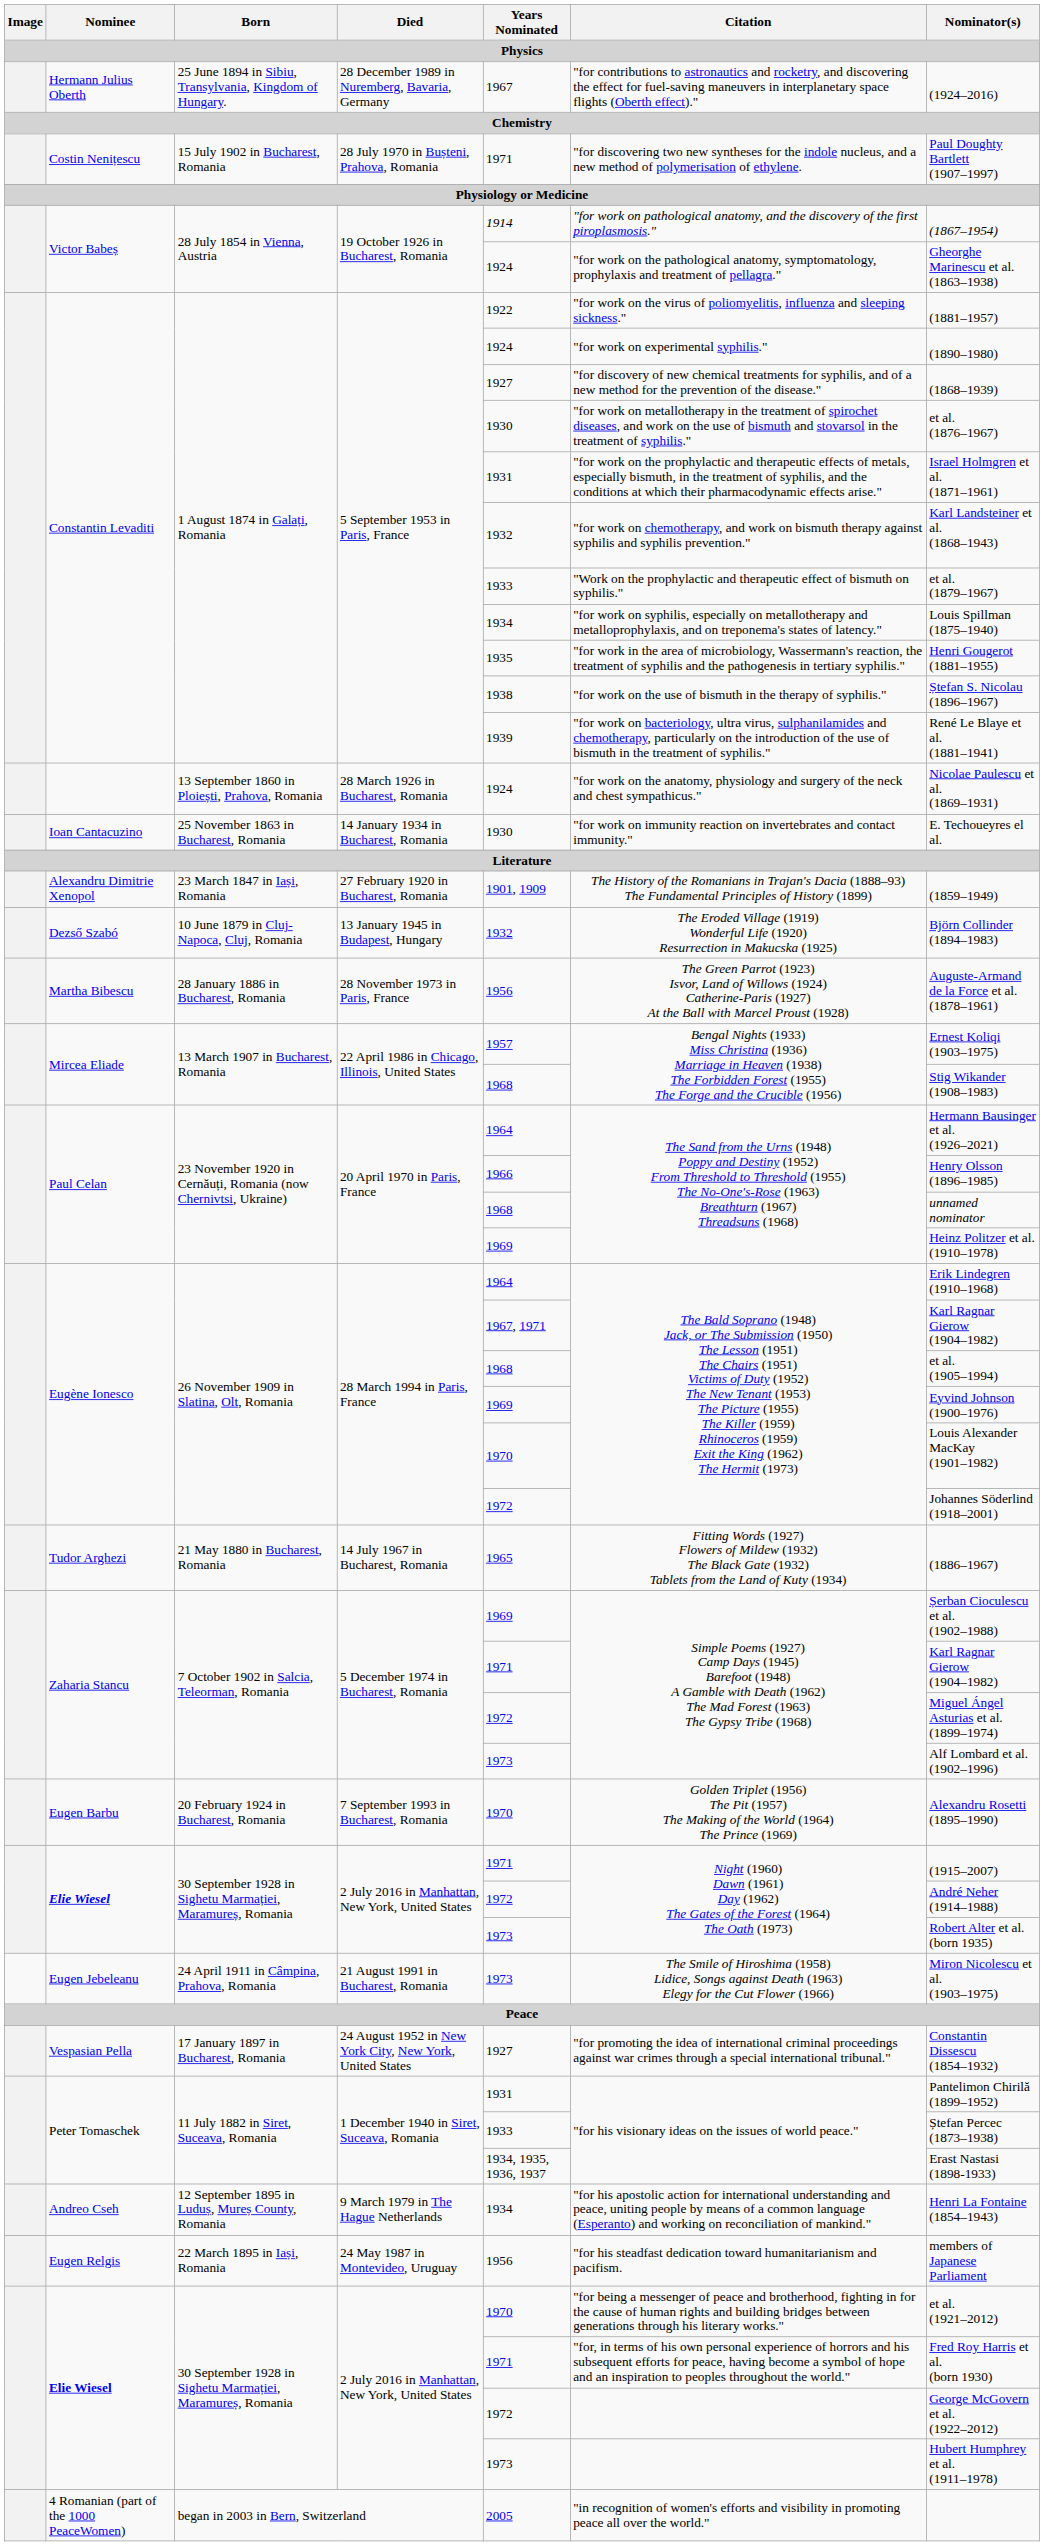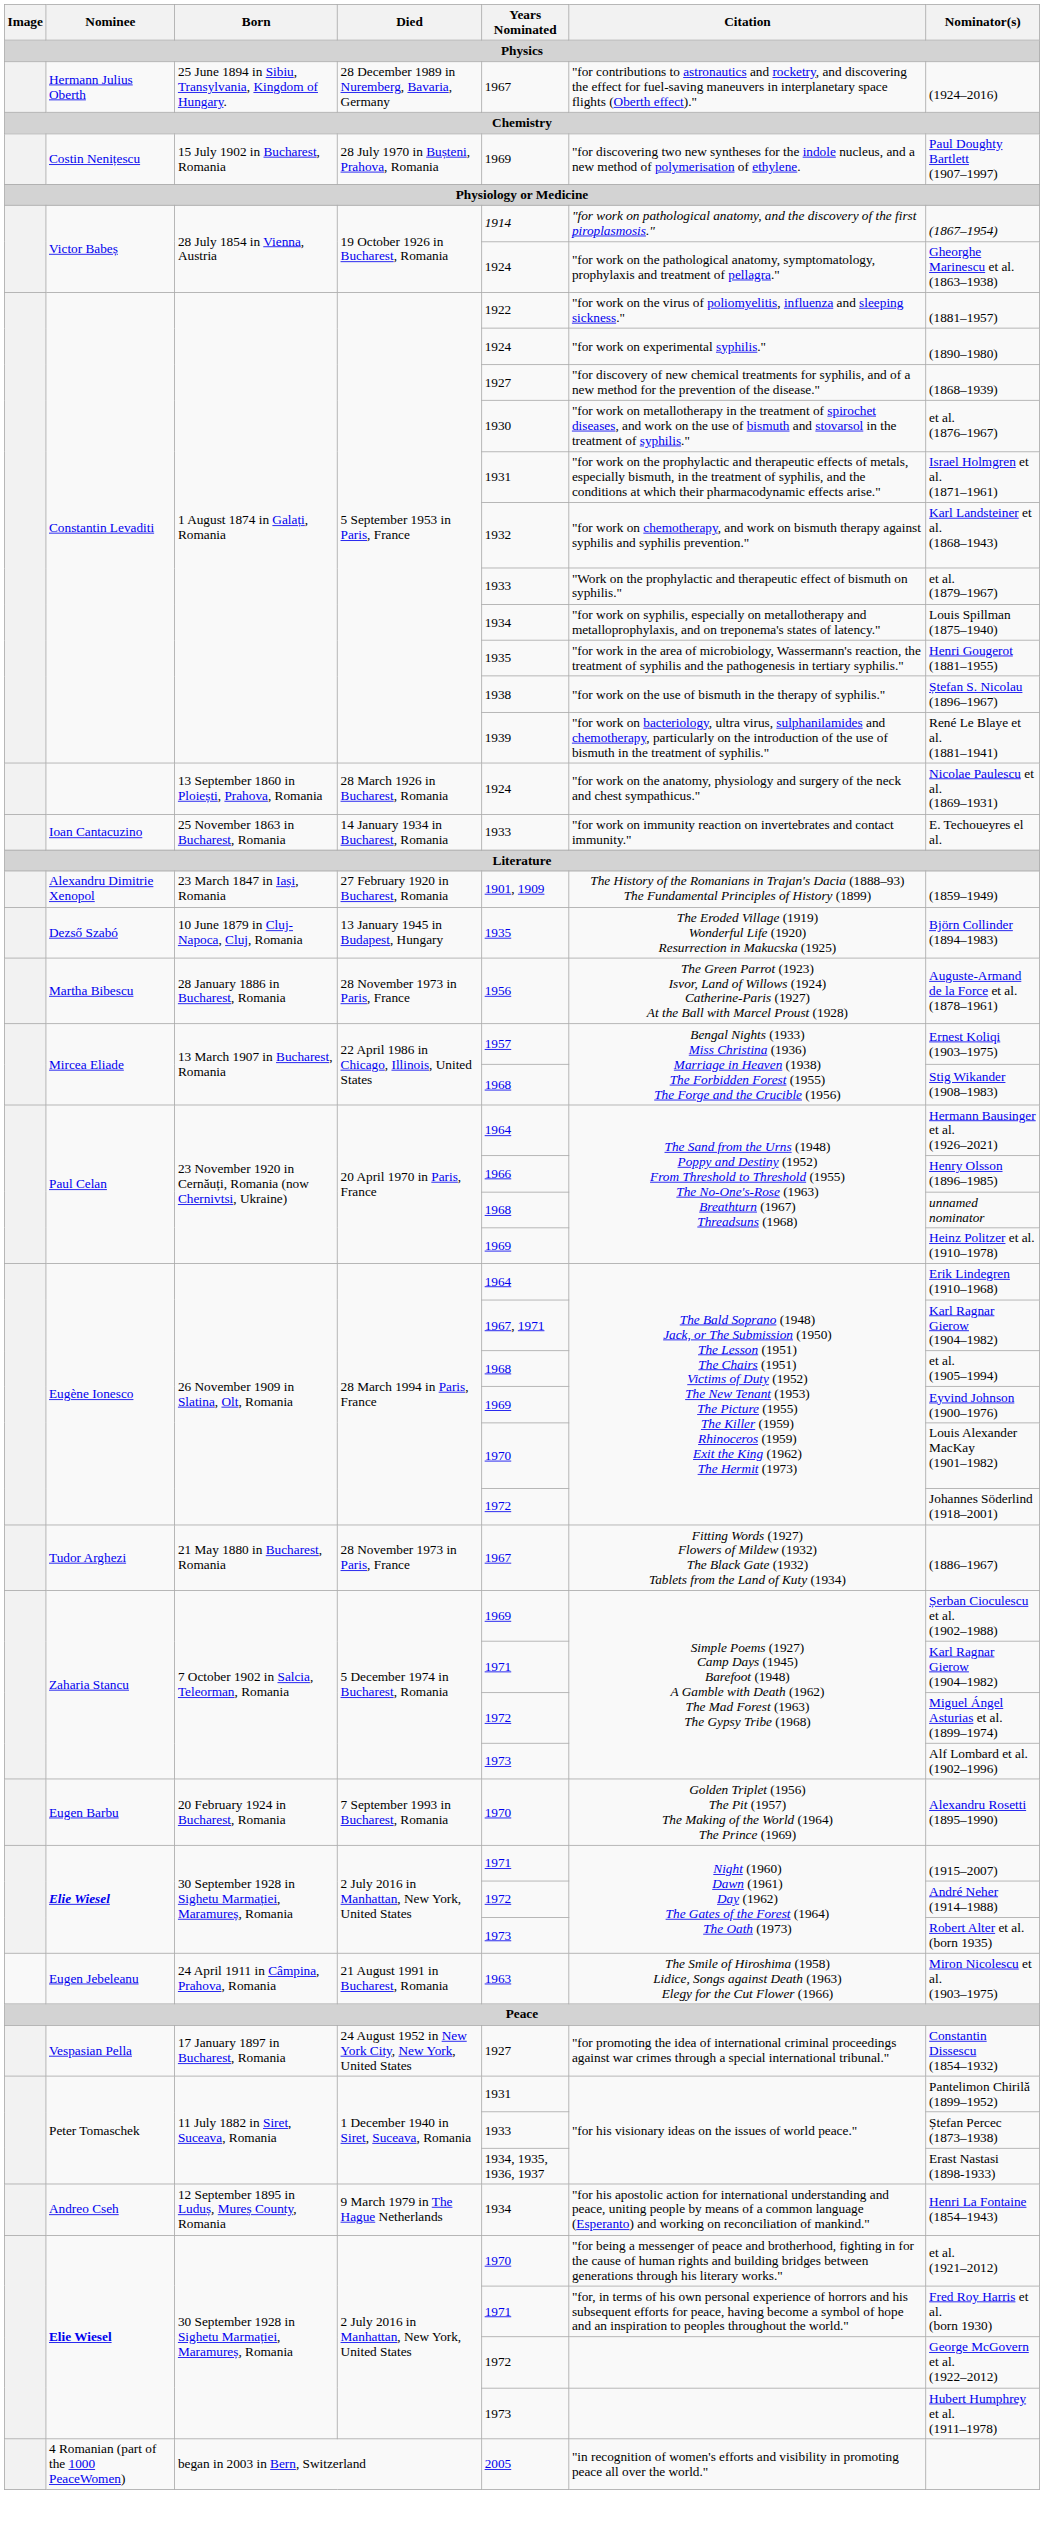(499, 159) 1971 -> (498, 159) 1969
(499, 832) 1930 -> (498, 832) 1933
(499, 932) 1932 -> (498, 932) 1935
(394, 1557) 14 July 1967 in Bucharest, Romania -> (399, 1557) 28 November 1973 in Paris, France
(499, 1557) 1965 -> (498, 1557) 1967
(499, 1978) 1973 -> (498, 1978) 1963
- row: (85, 2260)
